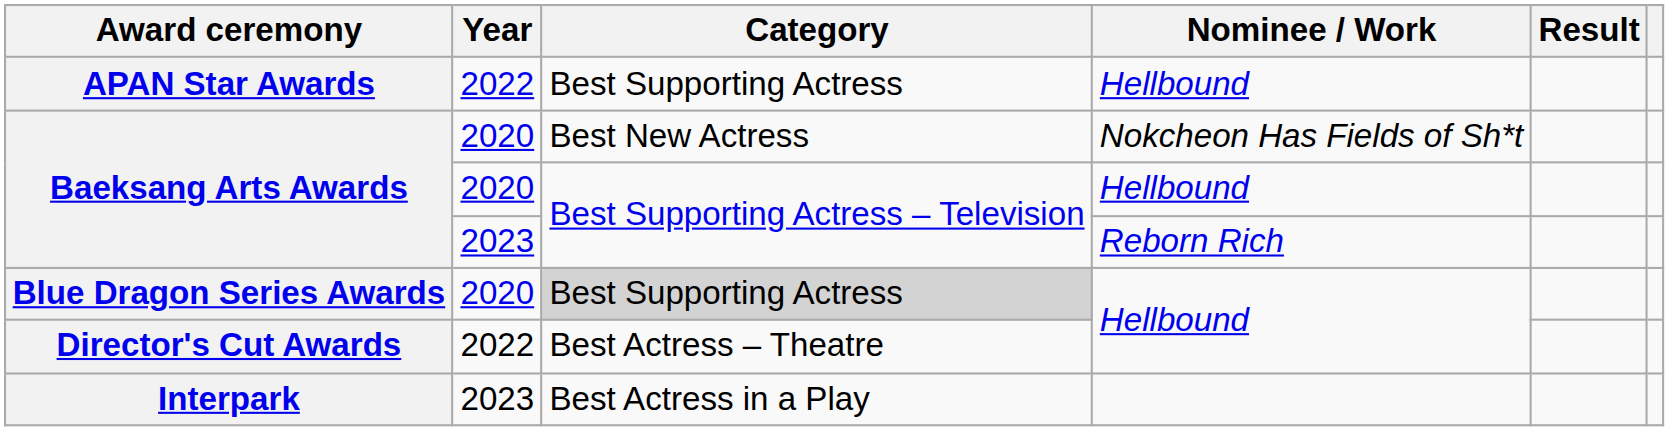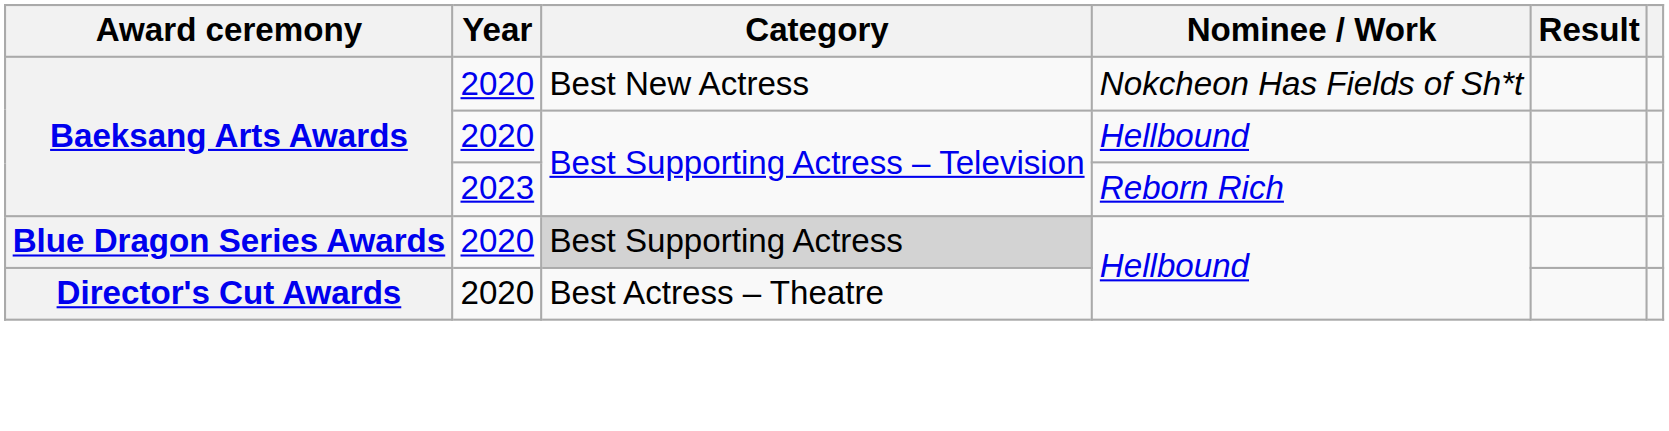- row: (229, 83)
(497, 345) 2022 -> (497, 293) 2020
- row: (229, 398)
